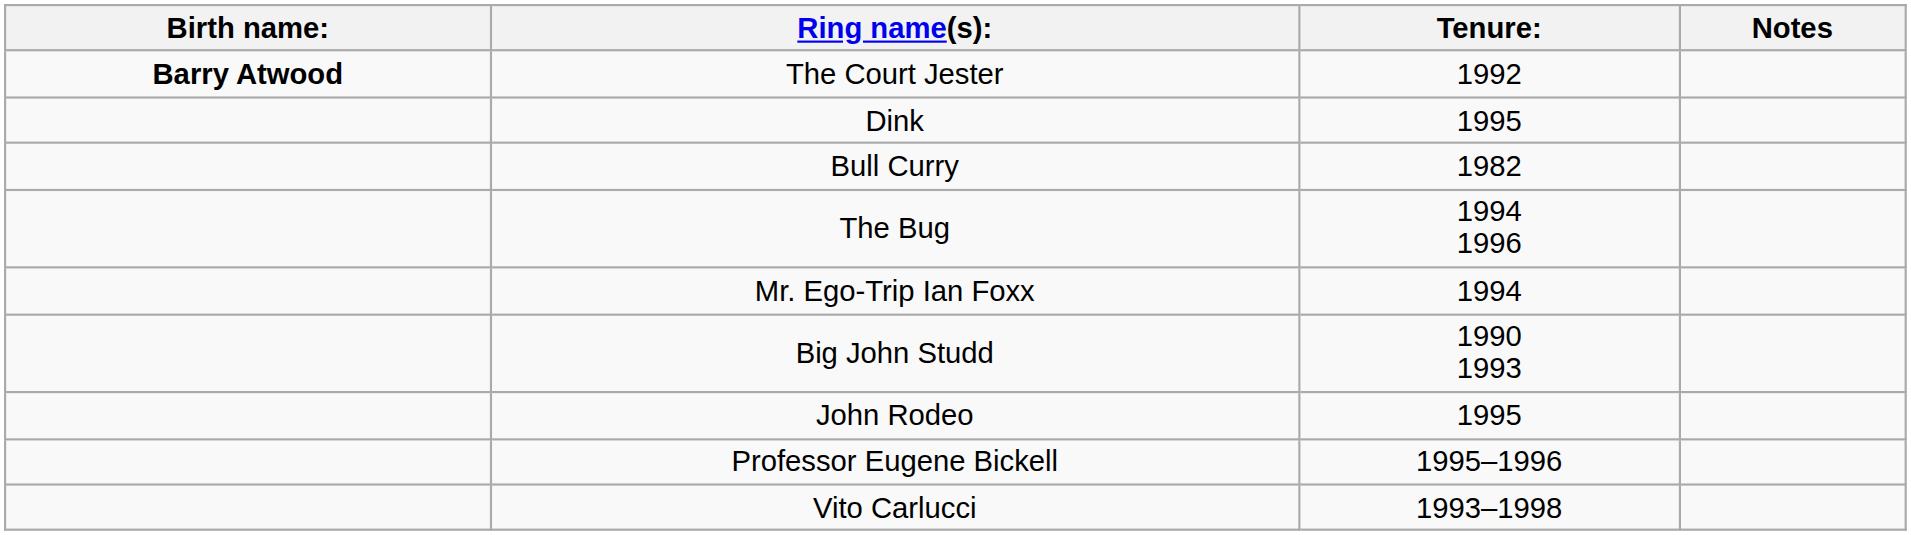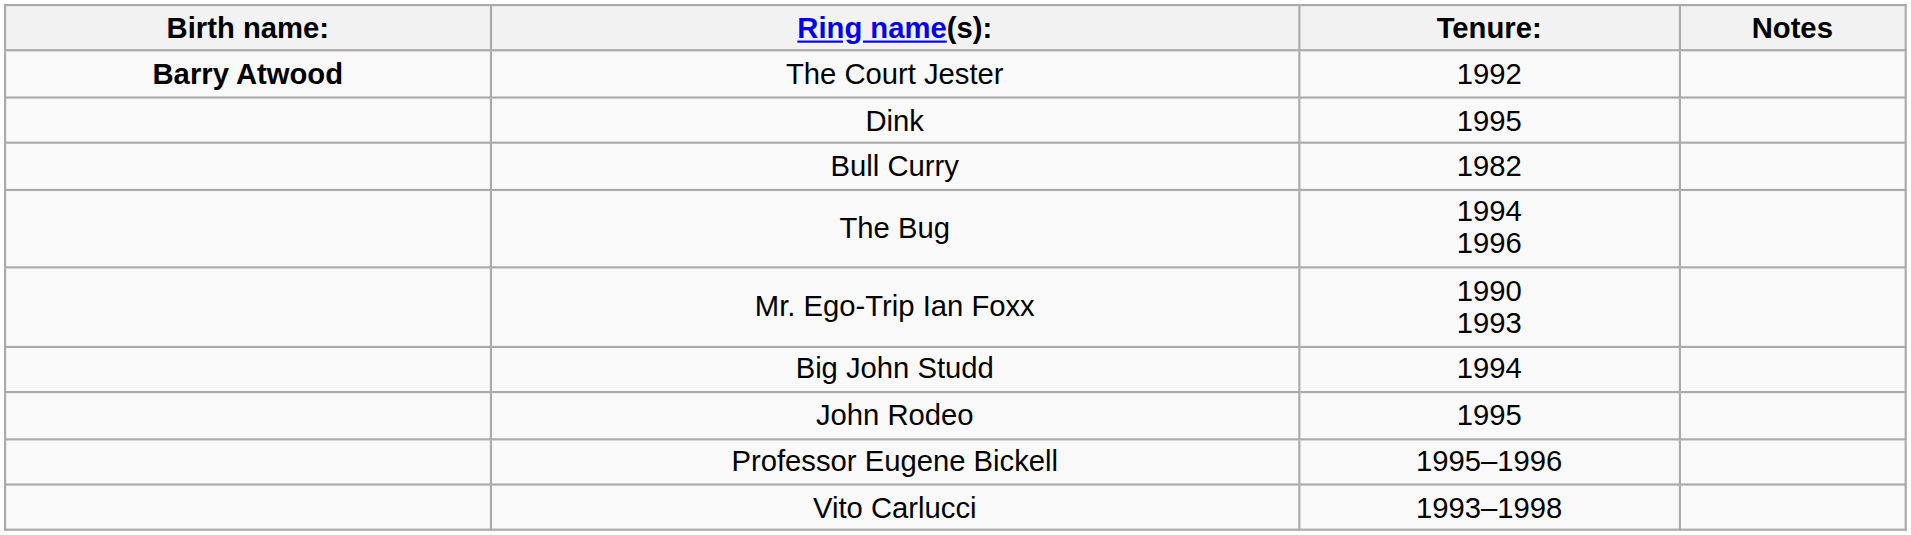(1489, 290) 1994 -> (1489, 307) 1990 1993
(1489, 353) 1990 1993 -> (1489, 369) 1994
